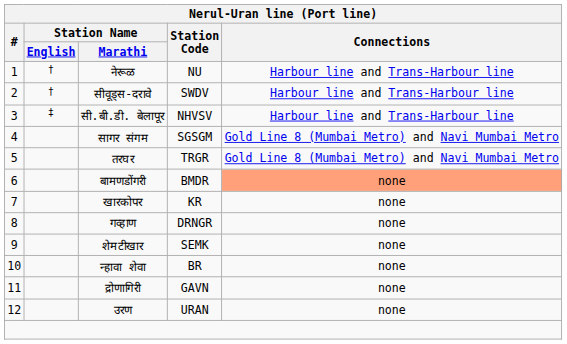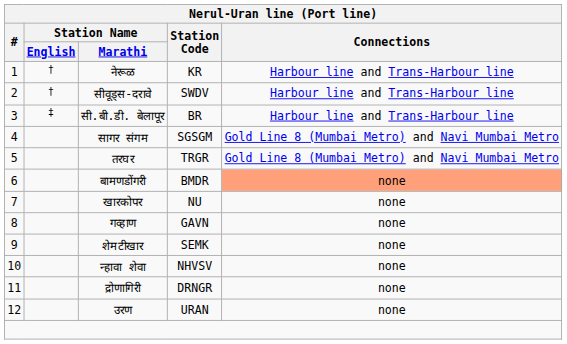(195, 72) NU -> (195, 72) KR
(195, 116) NHVSV -> (195, 116) BR
(195, 202) KR -> (195, 202) NU
(195, 223) DRNGR -> (195, 223) GAVN
(195, 266) BR -> (195, 266) NHVSV
(195, 288) GAVN -> (195, 288) DRNGR
